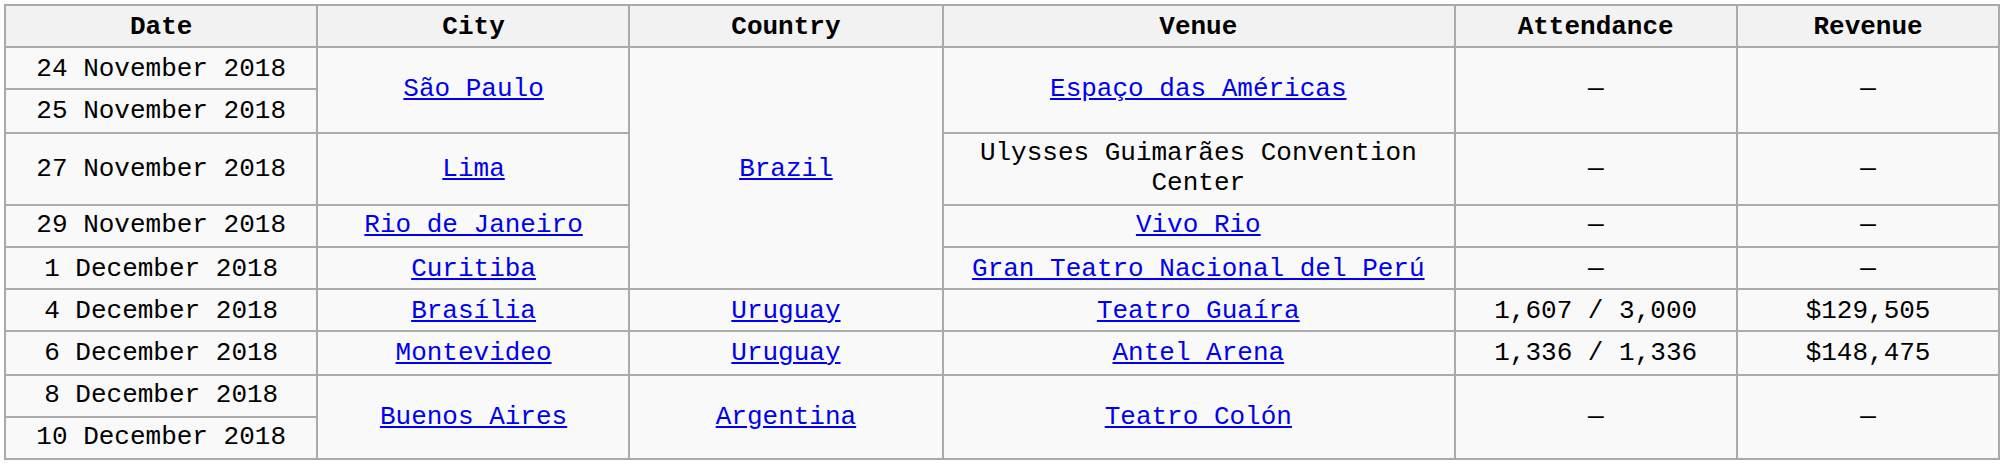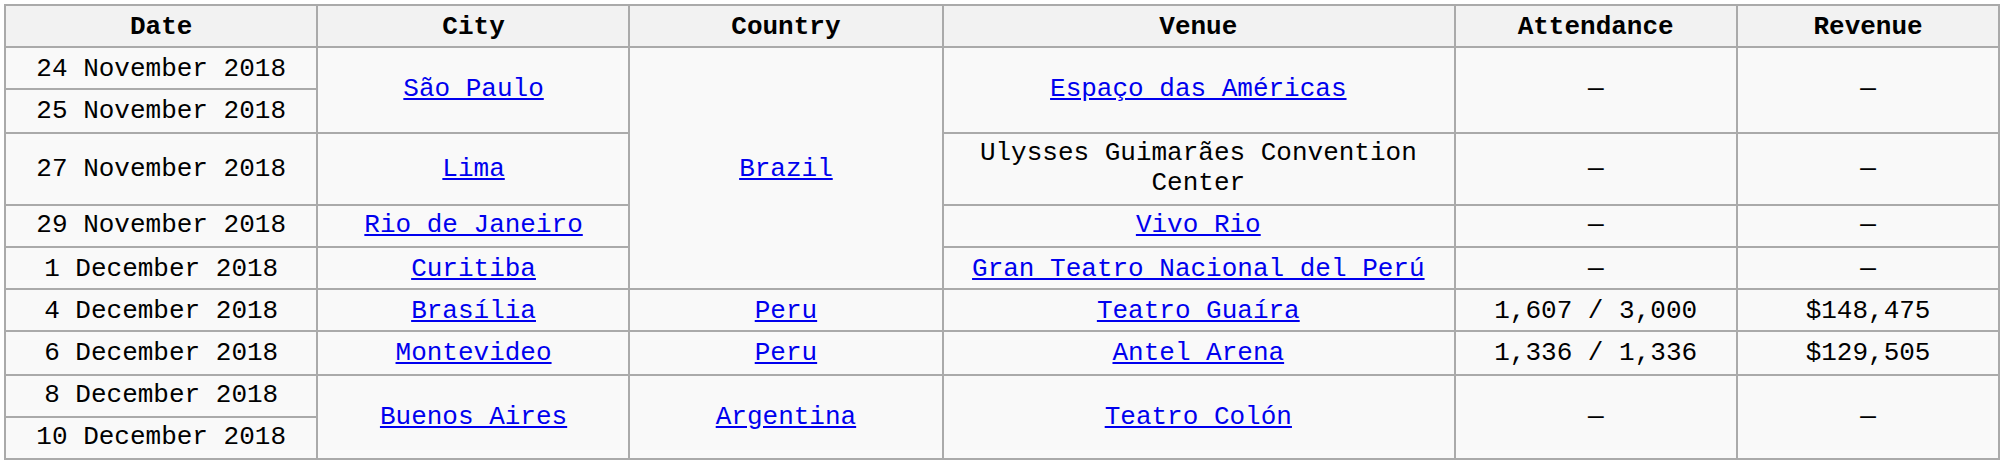(786, 310) Uruguay -> (786, 310) Peru
(1868, 310) $129,505 -> (1868, 310) $148,475
(786, 353) Uruguay -> (786, 353) Peru
(1868, 353) $148,475 -> (1868, 353) $129,505
